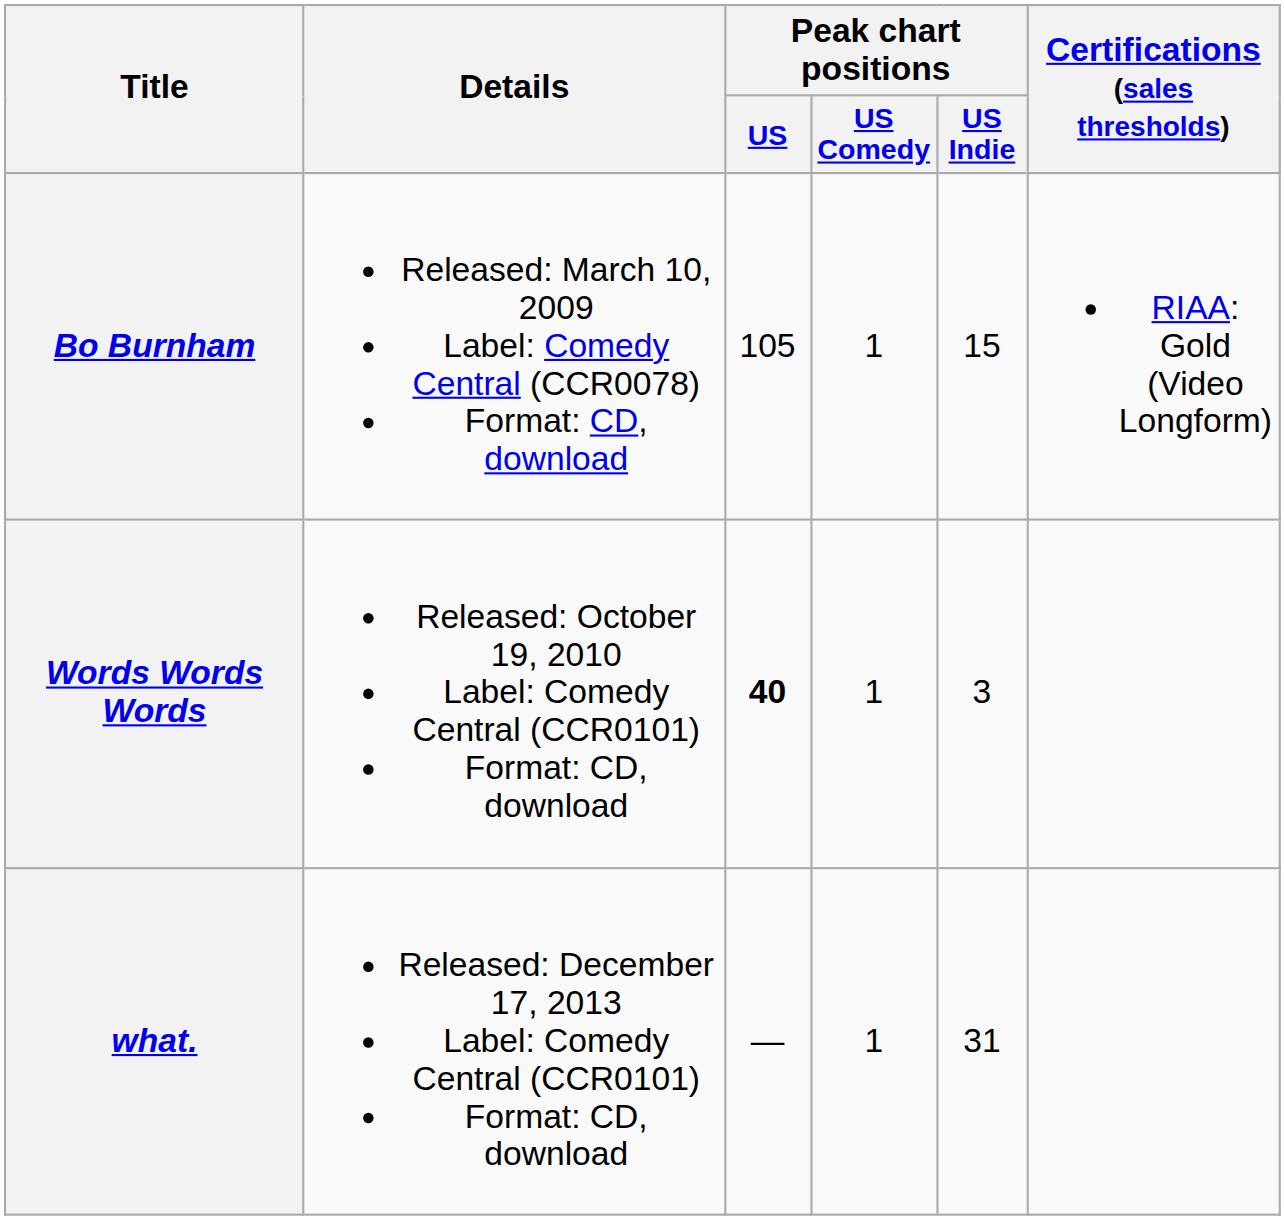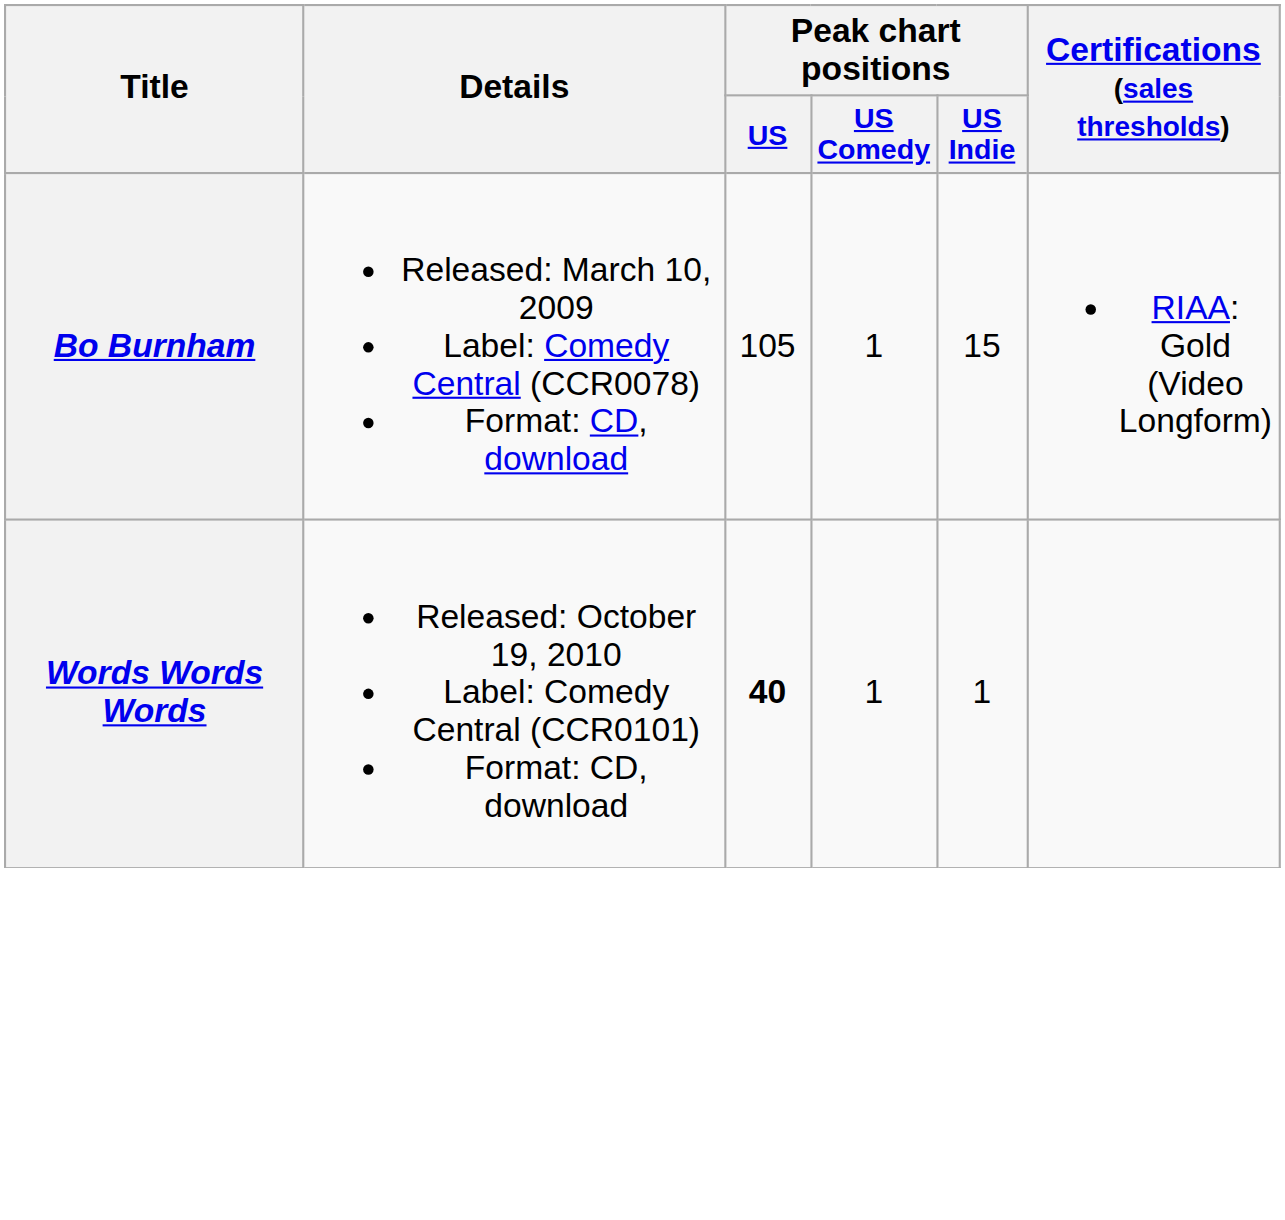(982, 693) 3 -> (982, 693) 1
- row: (155, 1040)
